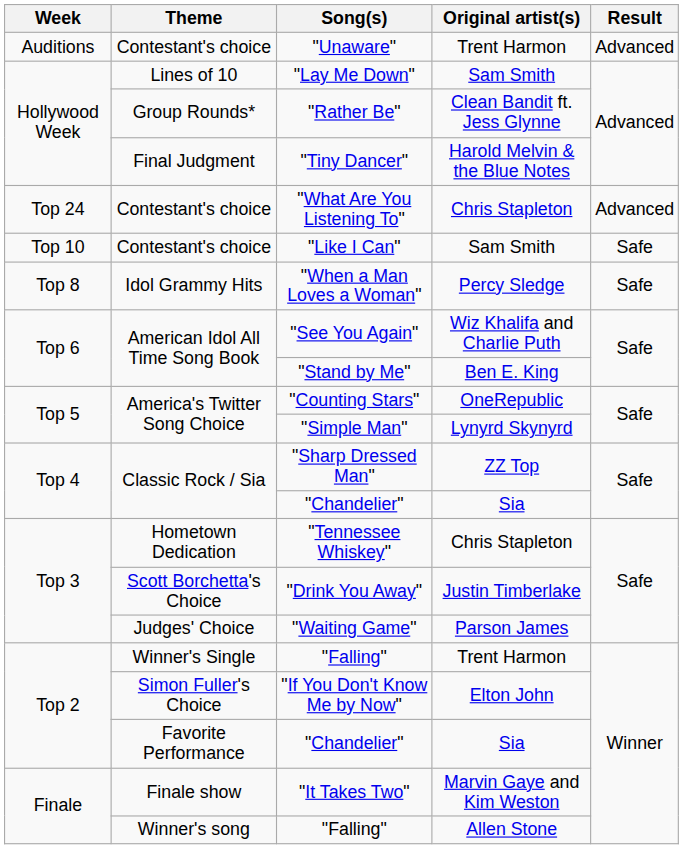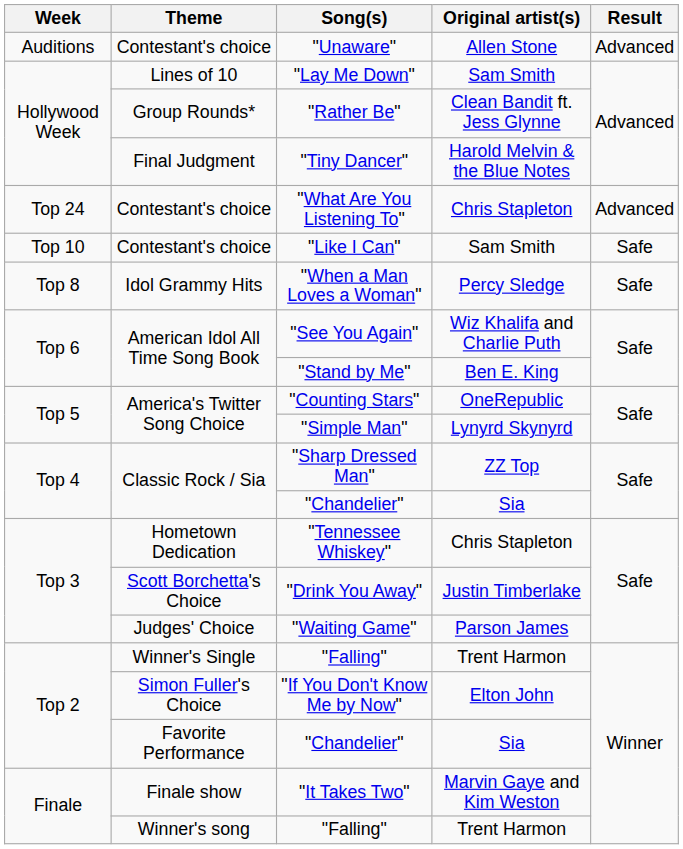(512, 46) Trent Harmon -> (512, 46) Allen Stone
(512, 829) Allen Stone -> (512, 829) Trent Harmon
